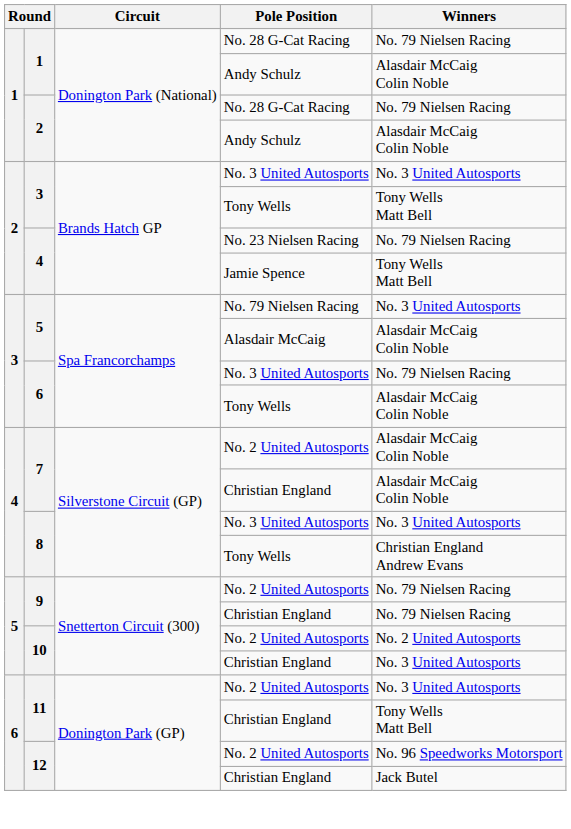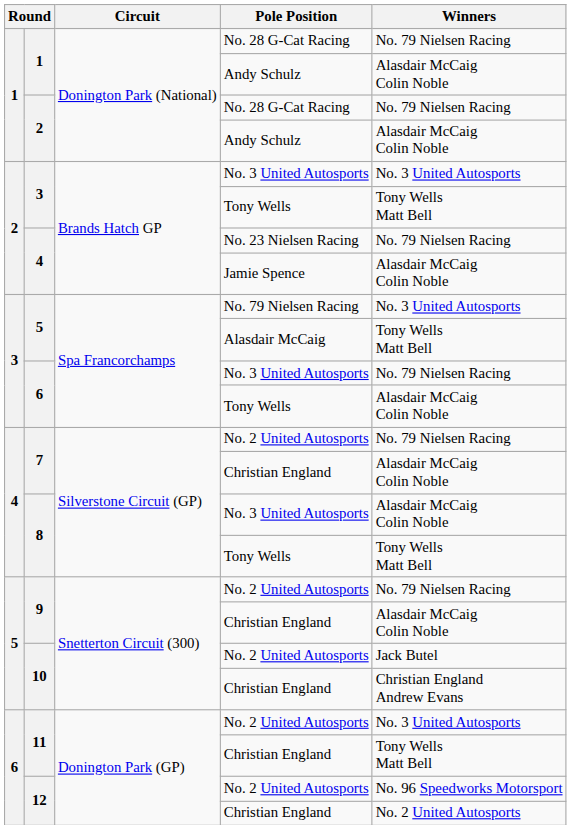(409, 273) Tony Wells Matt Bell -> (426, 273) Alasdair McCaig Colin Noble
(426, 339) Alasdair McCaig Colin Noble -> (409, 339) Tony Wells Matt Bell
(426, 447) Alasdair McCaig Colin Noble -> (443, 438) No. 79 Nielsen Racing
(448, 522) No. 3 United Autosports -> (426, 513) Alasdair McCaig Colin Noble
(429, 555) Christian England Andrew Evans -> (409, 555) Tony Wells Matt Bell
(443, 613) No. 79 Nielsen Racing -> (426, 622) Alasdair McCaig Colin Noble
(448, 637) No. 2 United Autosports -> (407, 655) Jack Butel
(448, 662) No. 3 United Autosports -> (429, 688) Christian England Andrew Evans
(407, 777) Jack Butel -> (448, 812) No. 2 United Autosports
